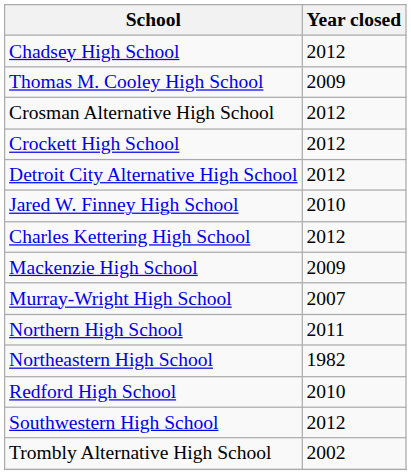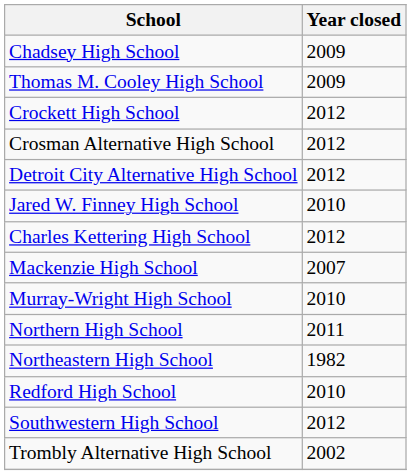(326, 50) 2012 -> (326, 50) 2009
rows swapped: (94, 143) <-> (142, 112)
(326, 267) 2009 -> (326, 267) 2007
(326, 298) 2007 -> (326, 298) 2010
